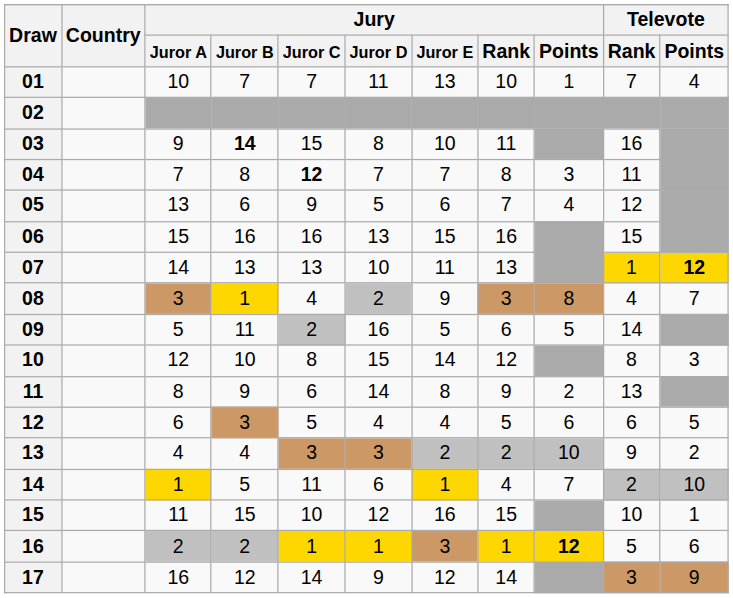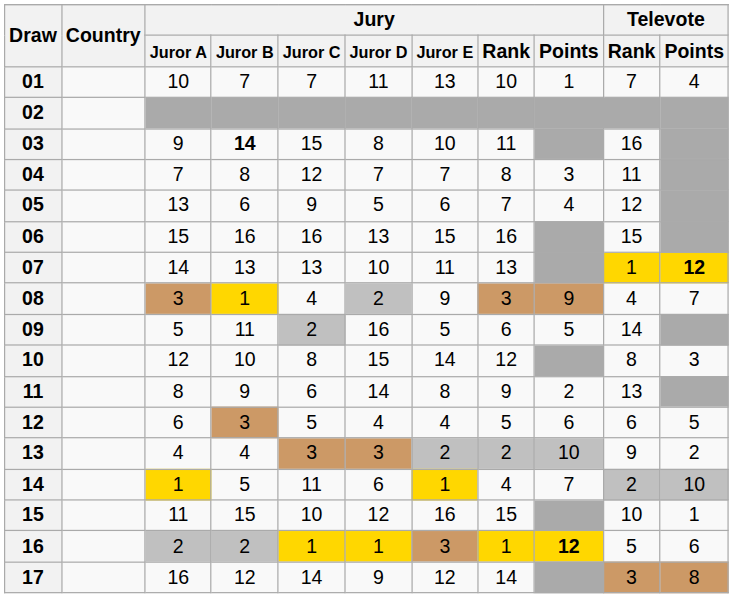(312, 174) bold -> (312, 174) normal
(569, 298) 8 -> (569, 298) 9
(694, 577) 9 -> (694, 577) 8
